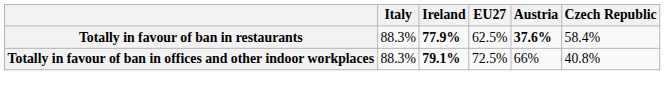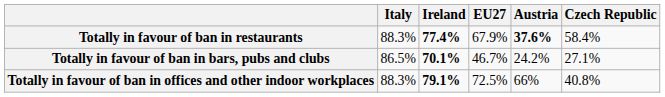(441, 37) 77.9% -> (441, 37) 77.4%
(490, 37) 62.5% -> (490, 37) 67.9%
+ row: (191, 59)
